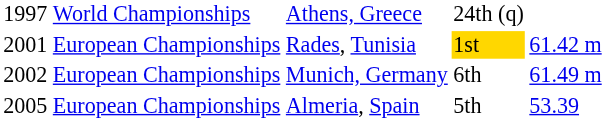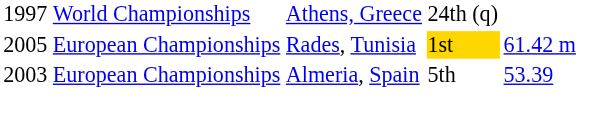(25, 44) 2001 -> (25, 44) 2005
- row: (367, 75)
(25, 105) 2005 -> (25, 75) 2003
